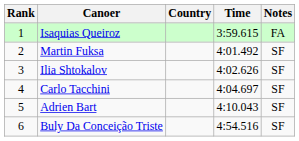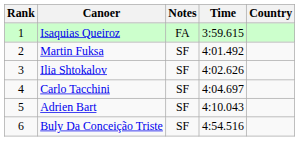columns swapped: (190, 13) <-> (278, 13)
